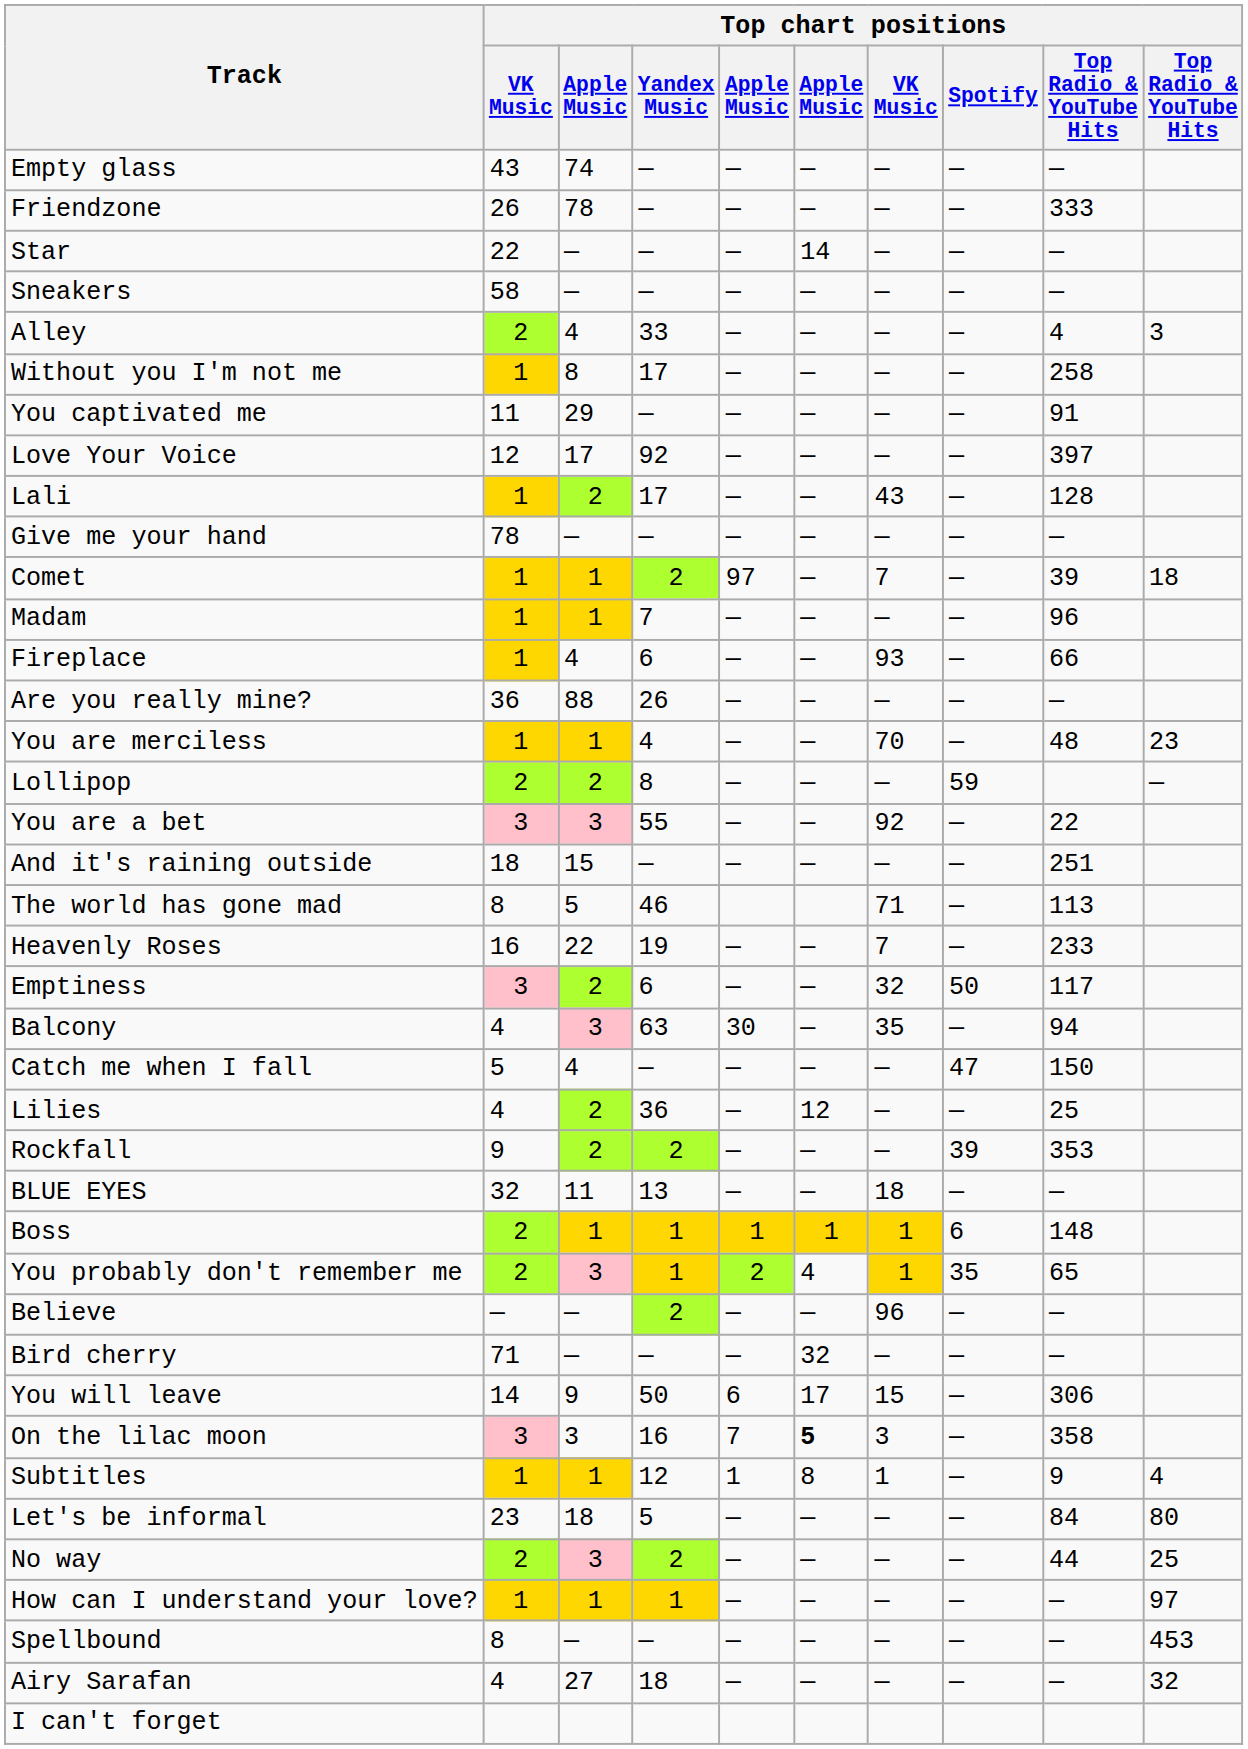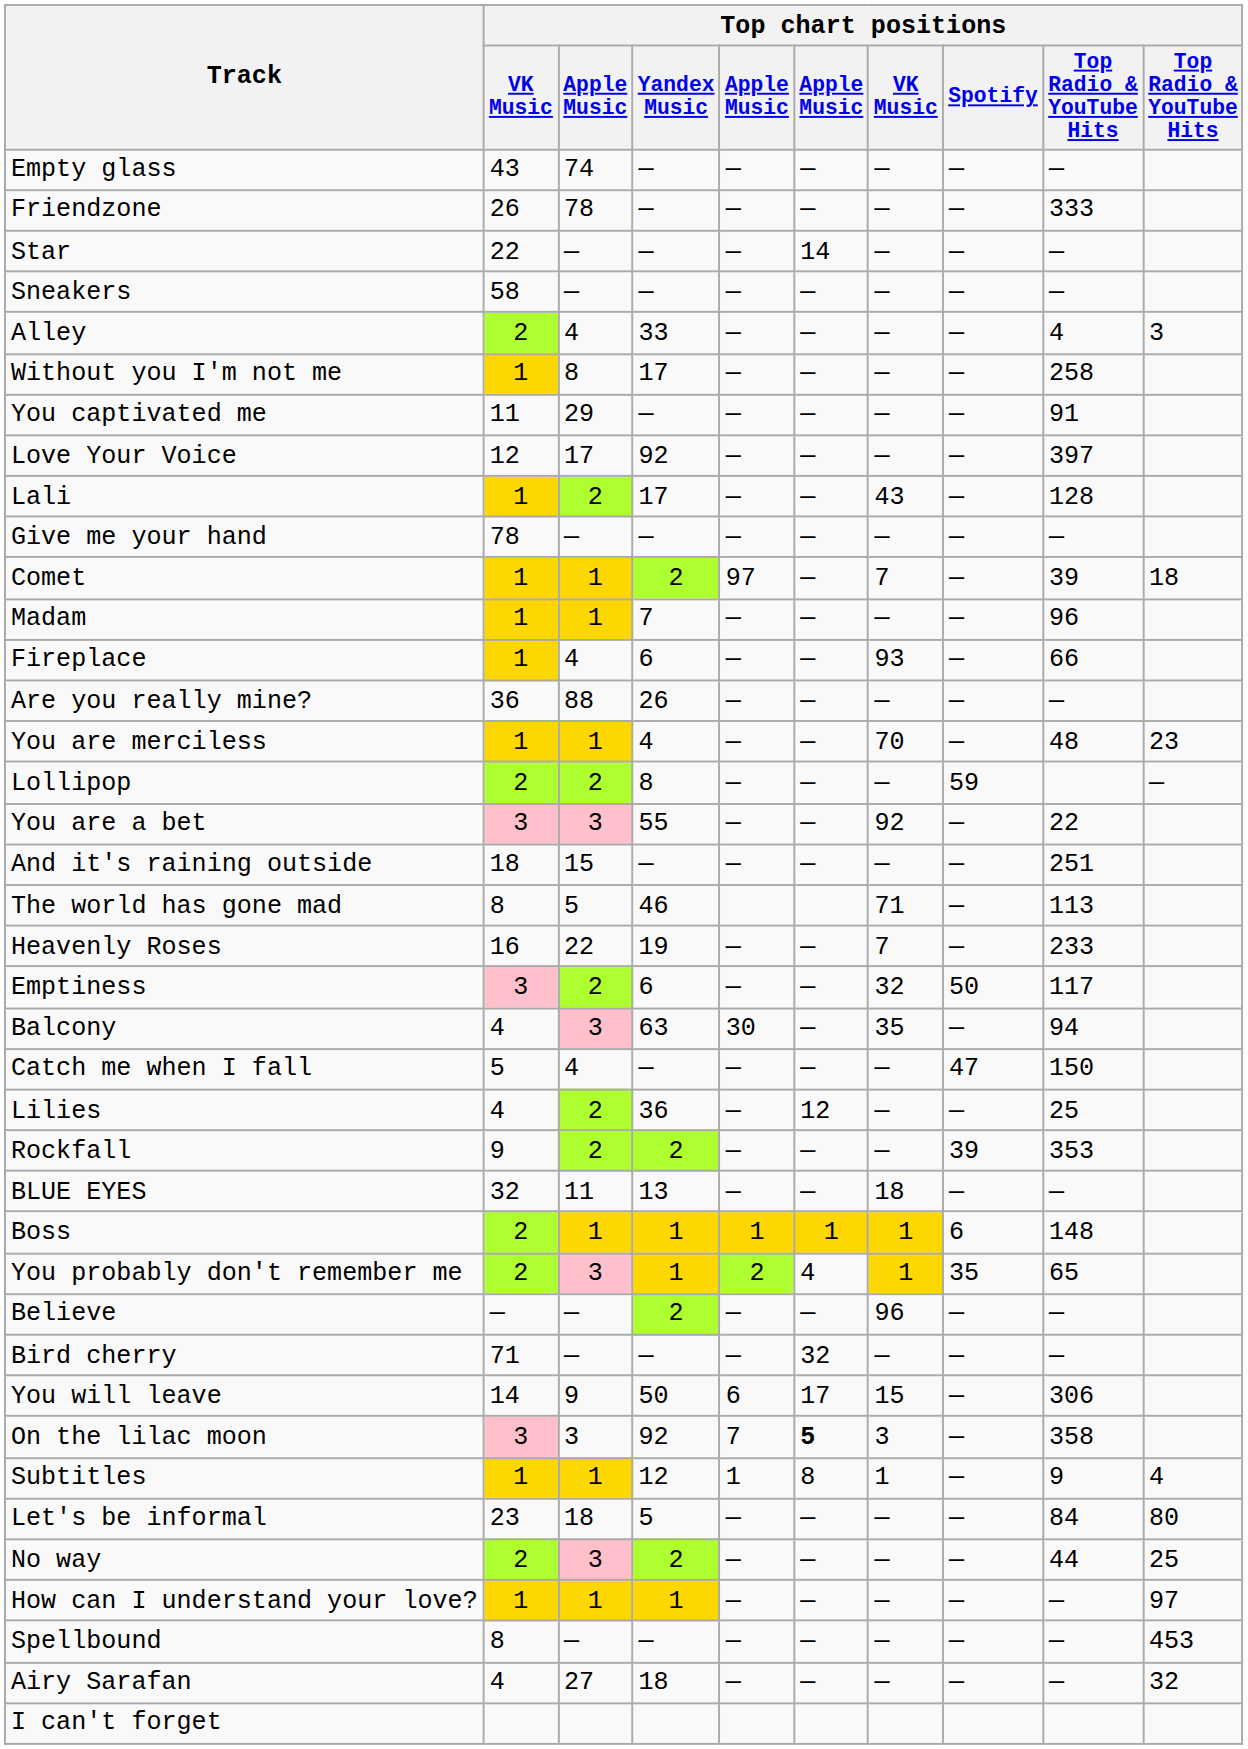(654, 1437) 16 -> (654, 1437) 92
